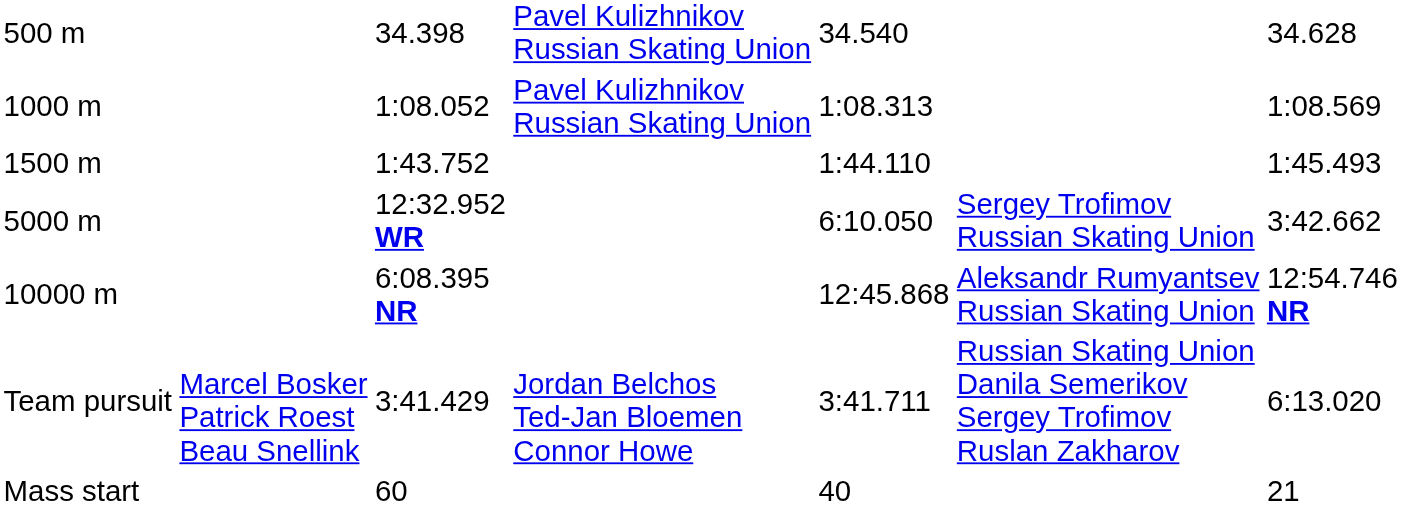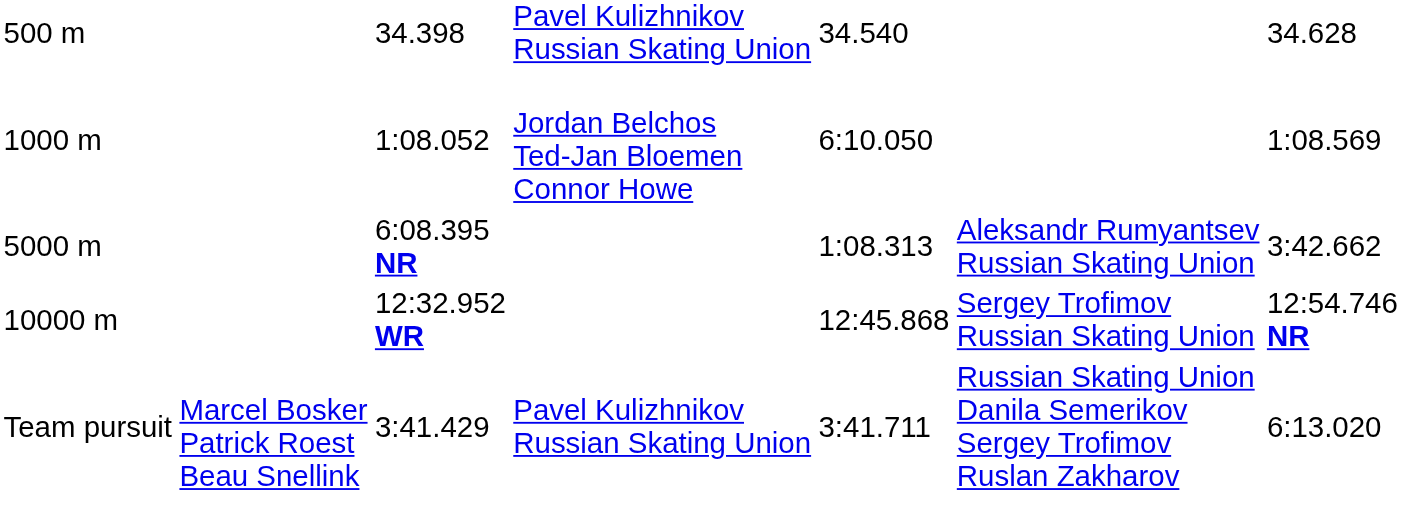(662, 106) Pavel Kulizhnikov Russian Skating Union -> (628, 156) Jordan Belchos Ted-Jan Bloemen Connor Howe
(876, 106) 1:08.313 -> (876, 139) 6:10.050
- row: (53, 163)
(440, 220) 12:32.952 WR -> (432, 246) 6:08.395 NR
(876, 220) 6:10.050 -> (876, 246) 1:08.313
(1106, 220) Sergey Trofimov Russian Skating Union -> (1108, 246) Aleksandr Rumyantsev Russian Skating Union
(432, 294) 6:08.395 NR -> (440, 320) 12:32.952 WR
(1108, 294) Aleksandr Rumyantsev Russian Skating Union -> (1106, 320) Sergey Trofimov Russian Skating Union
(628, 417) Jordan Belchos Ted-Jan Bloemen Connor Howe -> (662, 426) Pavel Kulizhnikov Russian Skating Union
- row: (71, 491)
